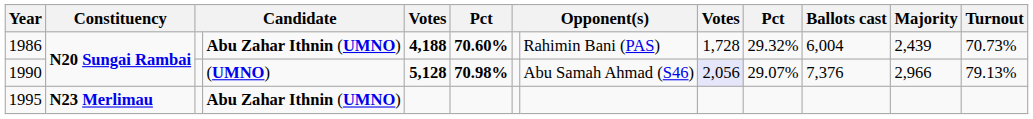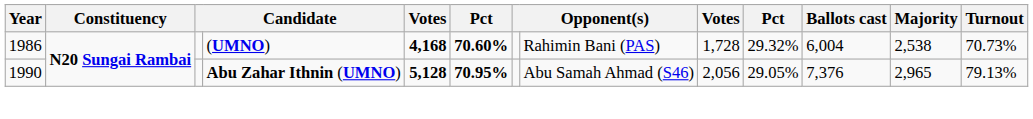(304, 45) Abu Zahar Ithnin (UMNO) -> (238, 45) (UMNO)
(428, 45) 4,188 -> (428, 45) 4,168
(913, 45) 2,439 -> (913, 45) 2,538
(238, 72) (UMNO) -> (304, 72) Abu Zahar Ithnin (UMNO)
(481, 72) 70.98% -> (481, 72) 70.95%
(721, 72) lavender background -> (721, 72) no background
(773, 72) 29.07% -> (773, 72) 29.05%
(913, 72) 2,966 -> (913, 72) 2,965
- row: (25, 100)
